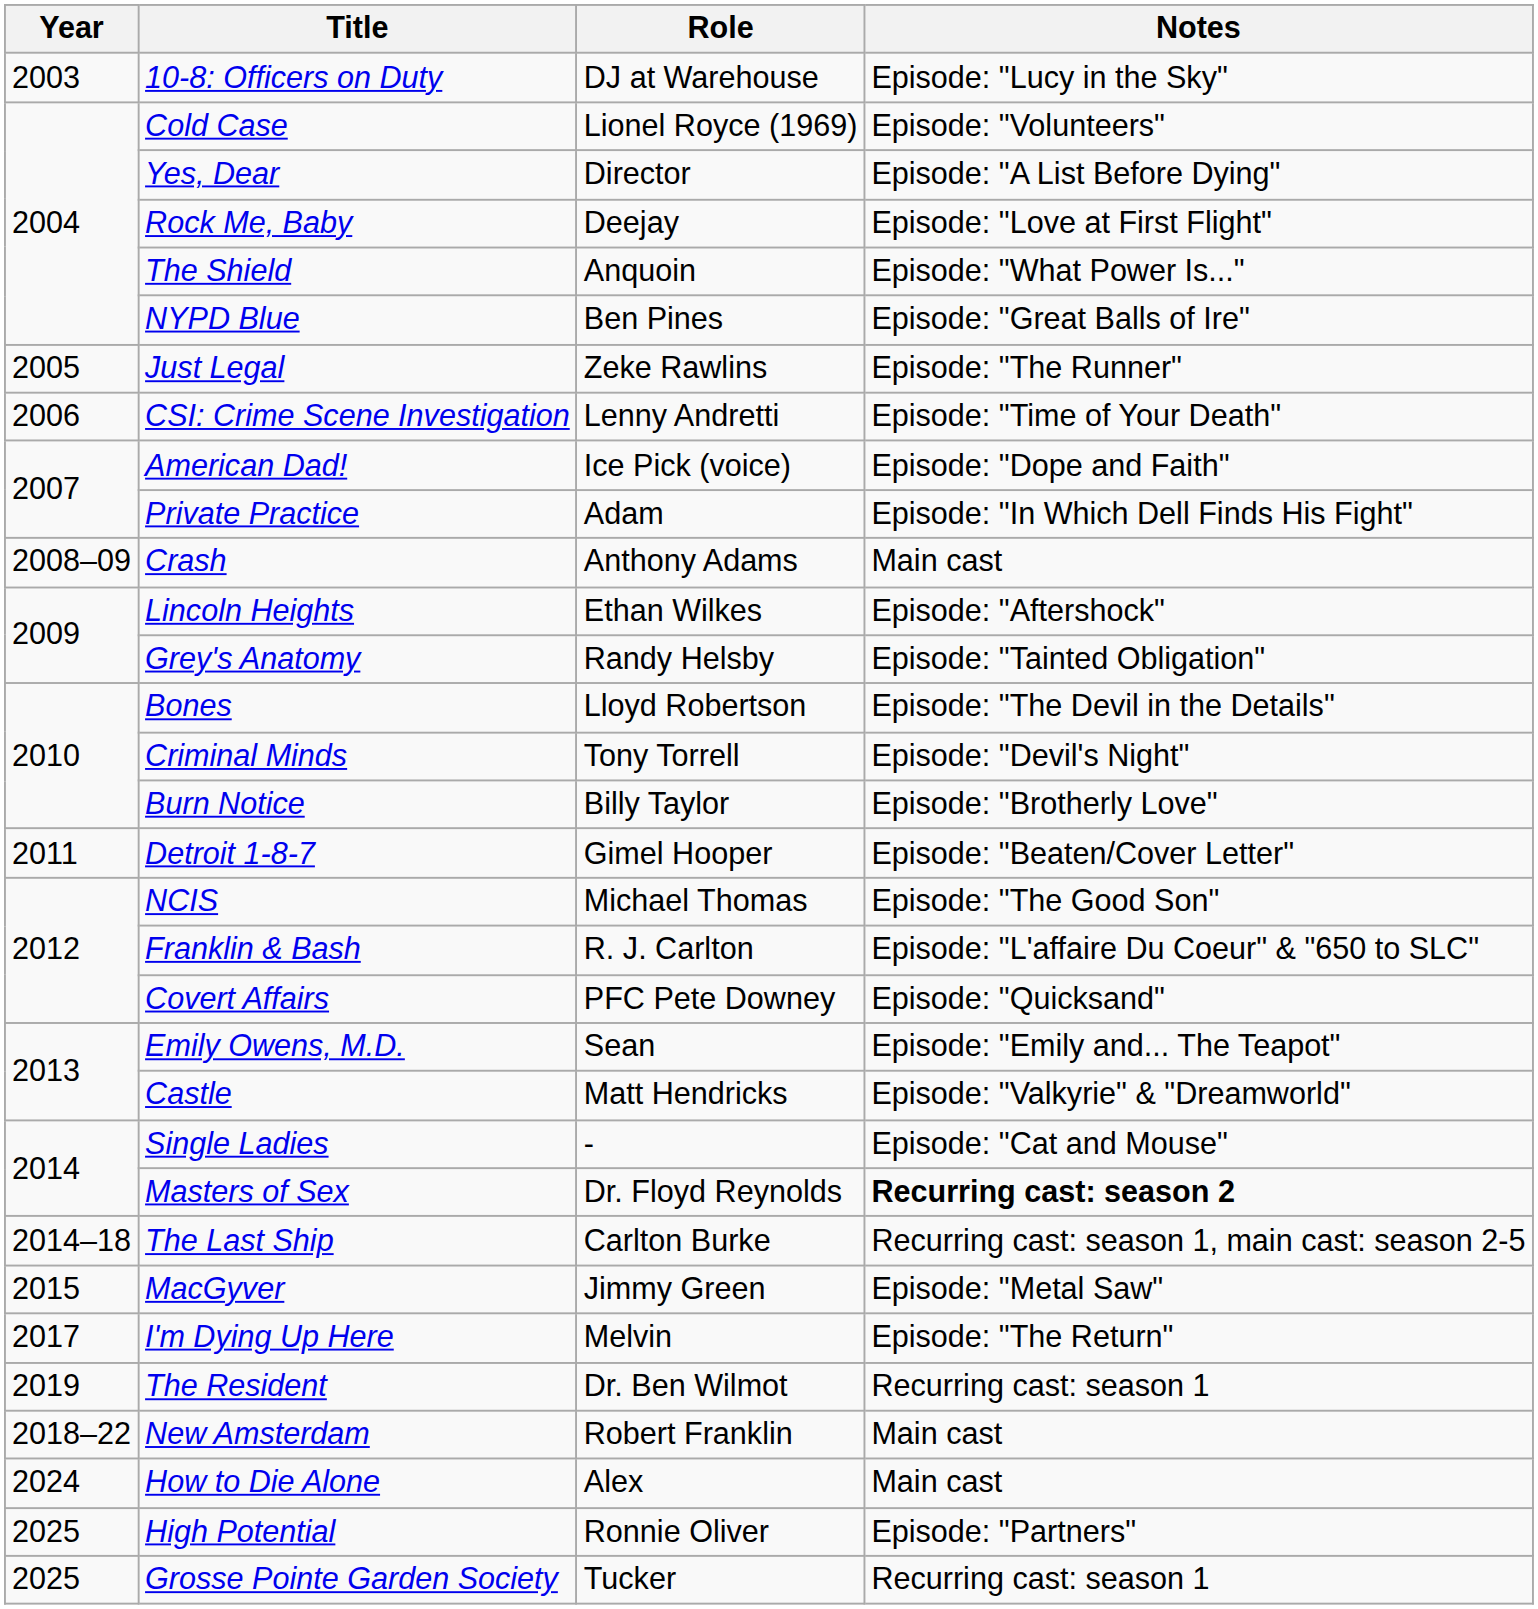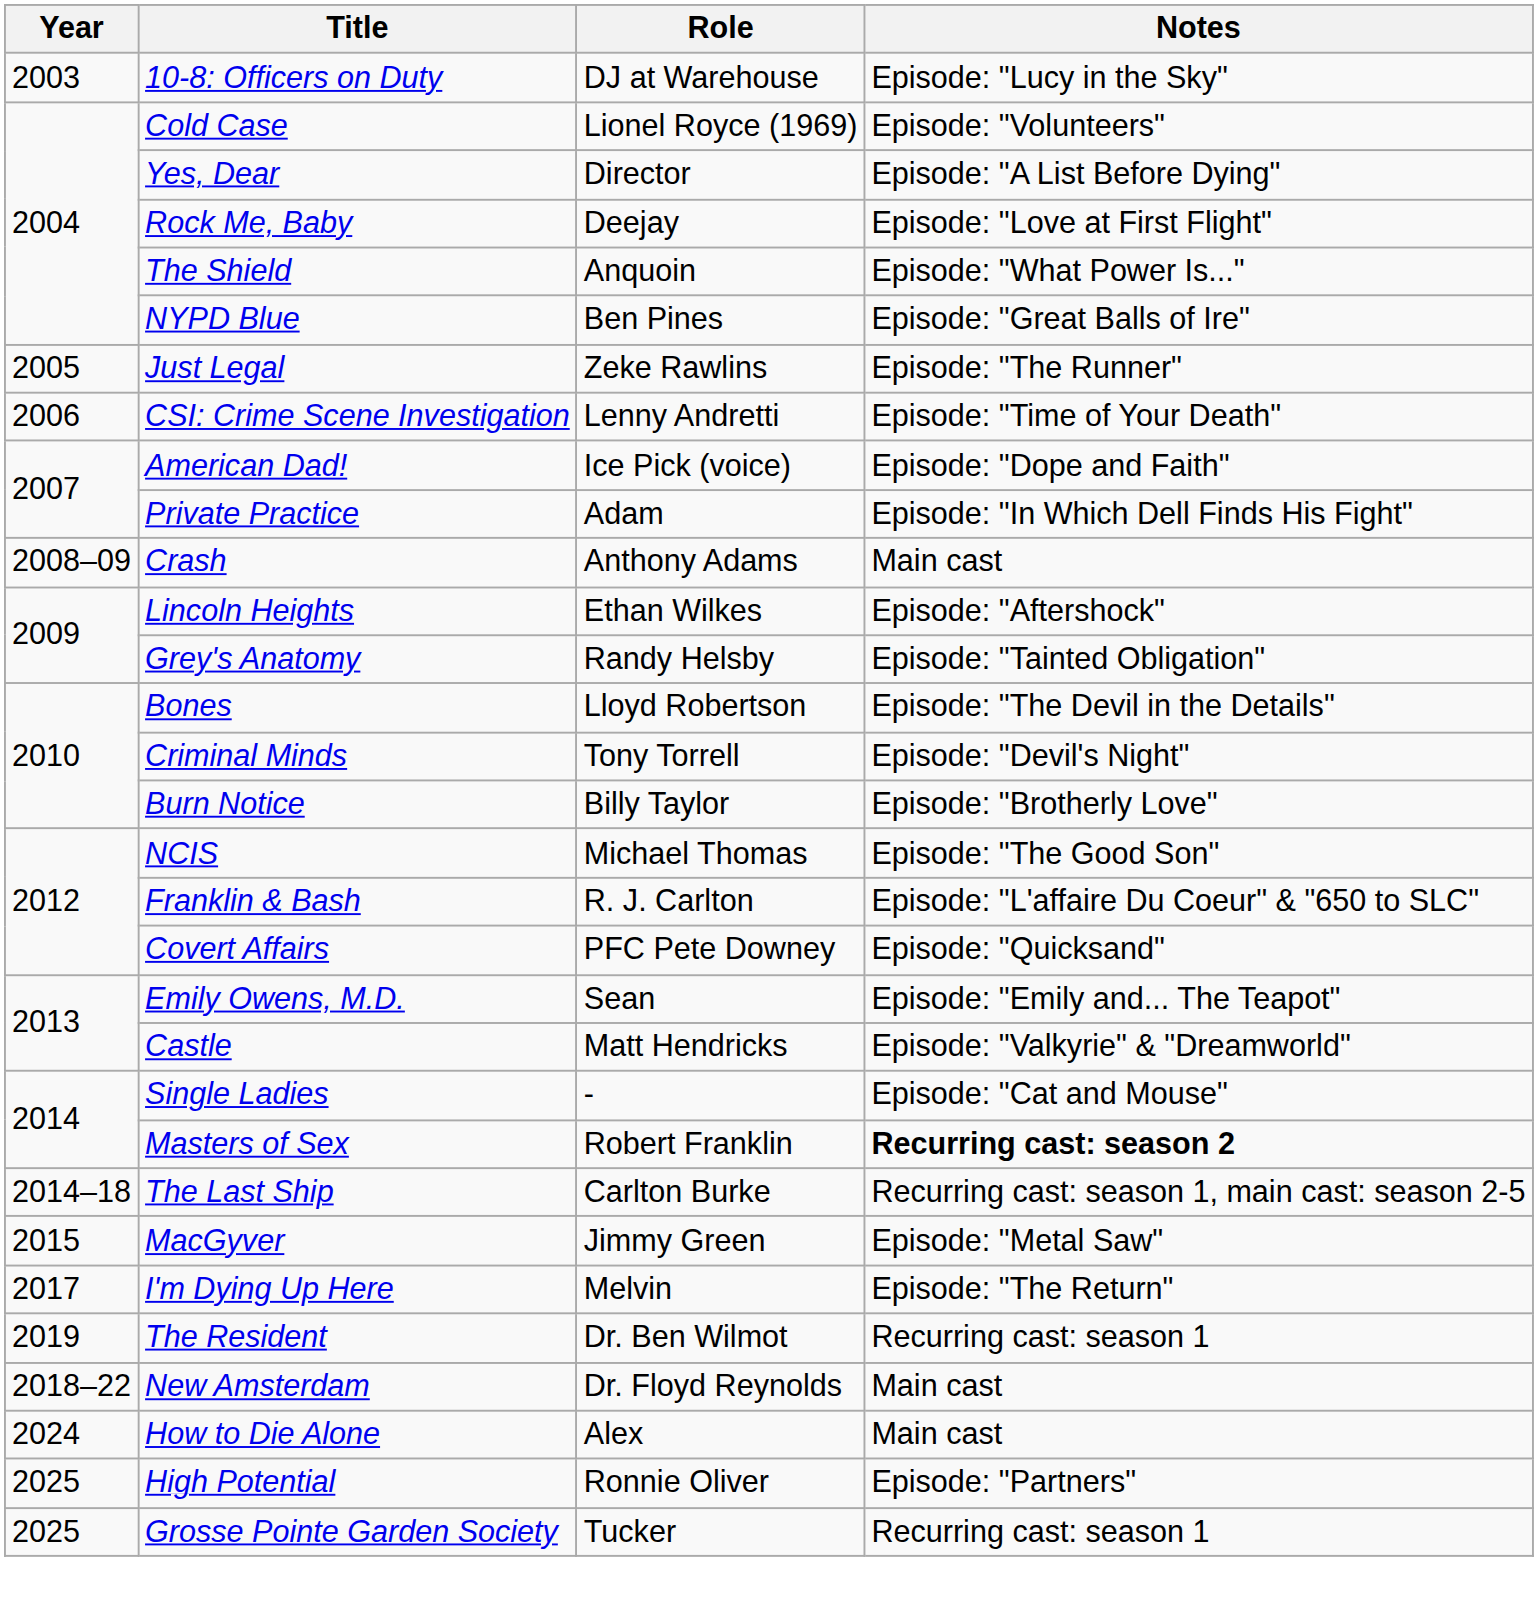- row: (230, 852)
(713, 1191) Dr. Floyd Reynolds -> (688, 1143) Robert Franklin
(688, 1434) Robert Franklin -> (713, 1385) Dr. Floyd Reynolds
